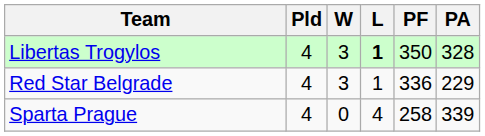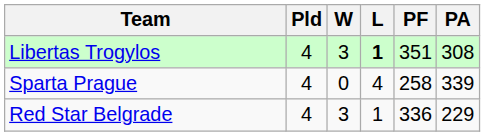(416, 51) 350 -> (416, 51) 351
(458, 51) 328 -> (458, 51) 308
rows swapped: (91, 83) <-> (73, 114)
